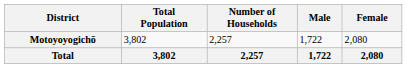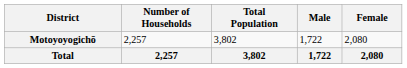columns swapped: (252, 18) <-> (164, 18)
